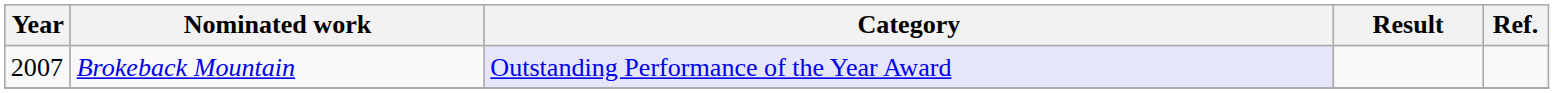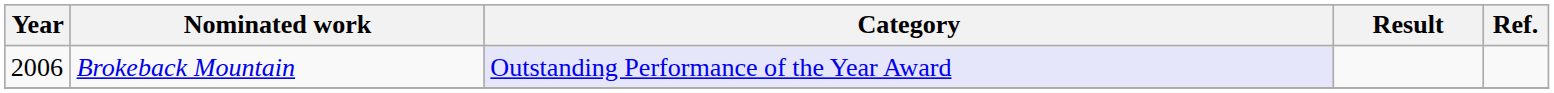(37, 66) 2007 -> (37, 66) 2006
